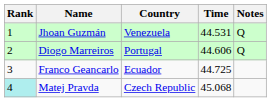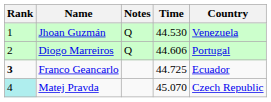columns swapped: (160, 13) <-> (250, 13)
(216, 32) 44.531 -> (171, 32) 44.530
(10, 69) normal -> (10, 69) bold
(216, 88) 45.068 -> (171, 88) 45.070
